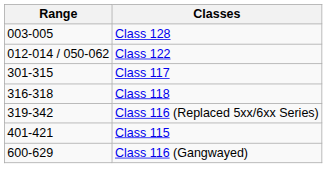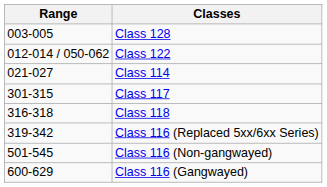+ row: (142, 73)
- row: (142, 133)
+ row: (194, 152)
